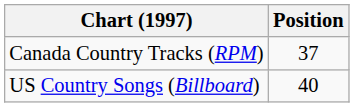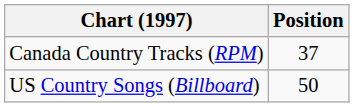(308, 85) 40 -> (308, 85) 50
